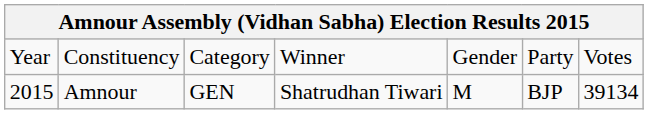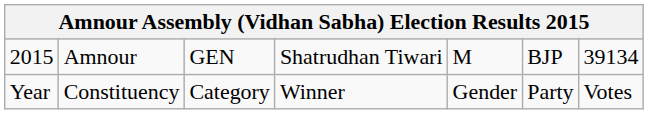rows swapped: (30, 56) <-> (32, 91)
